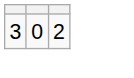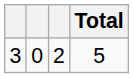+ column: (99, 21)
